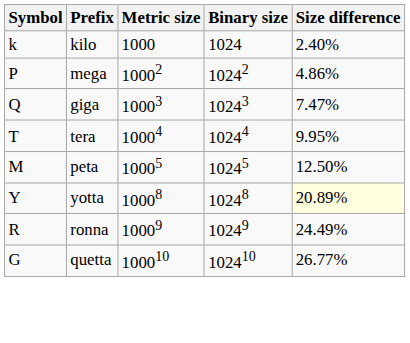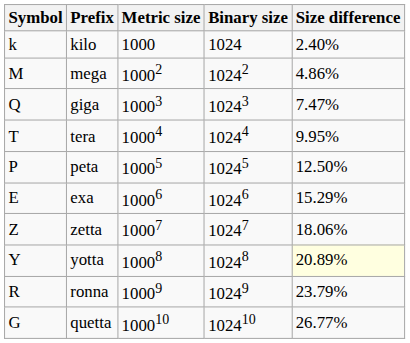(13, 73) P -> (16, 73) M
(16, 166) M -> (13, 166) P
+ row: (82, 198)
+ row: (86, 229)
(322, 229) 24.49% -> (322, 291) 23.79%
